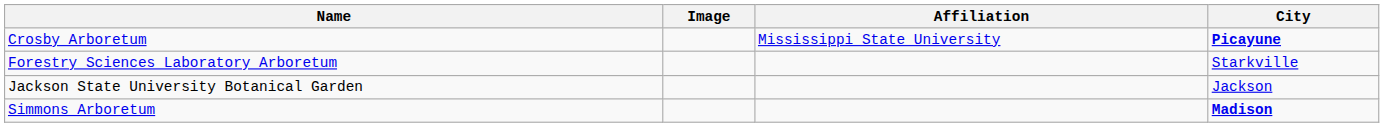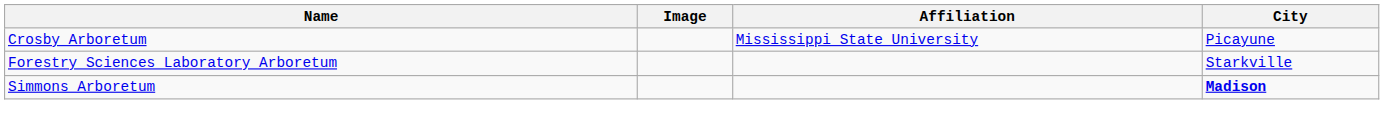(1246, 40) bold -> (1240, 40) normal
- row: (186, 87)
